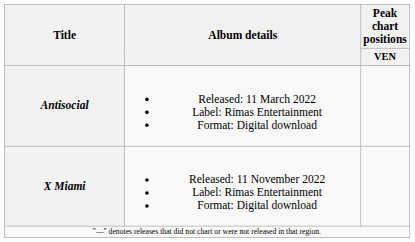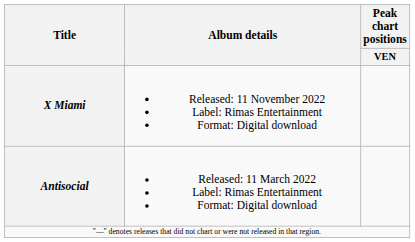rows swapped: (65, 105) <-> (65, 186)
